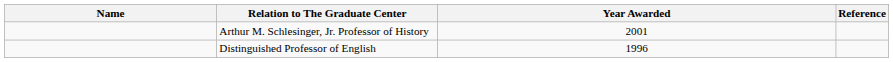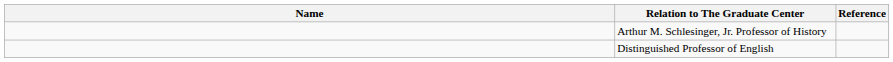- column: (637, 13)
